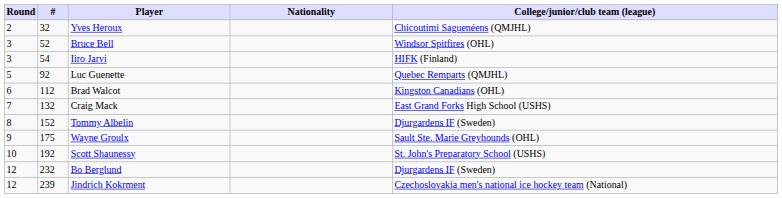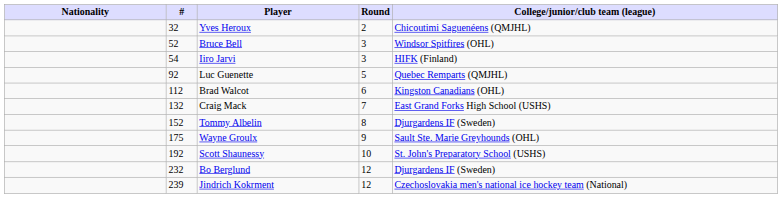columns swapped: (21, 12) <-> (311, 12)
